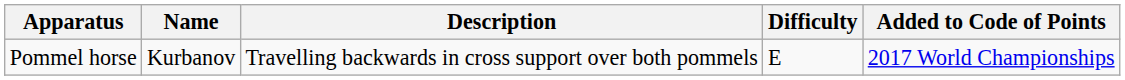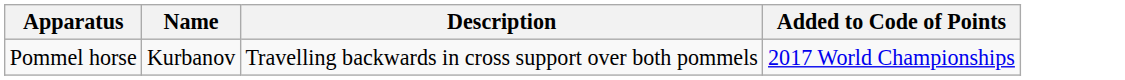- column: (813, 22)
